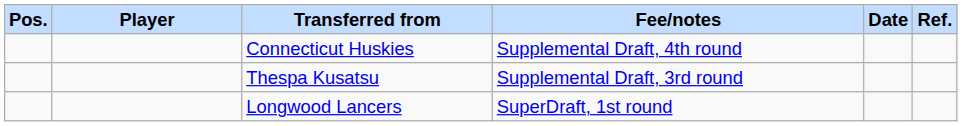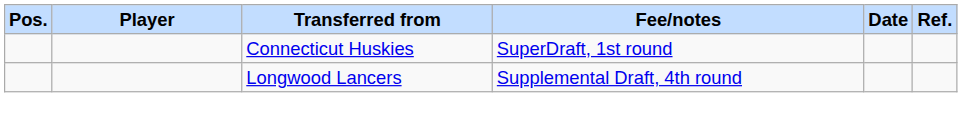(619, 48) Supplemental Draft, 4th round -> (585, 48) SuperDraft, 1st round
- row: (313, 78)
(585, 107) SuperDraft, 1st round -> (619, 78) Supplemental Draft, 4th round
